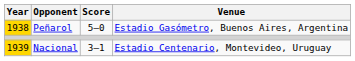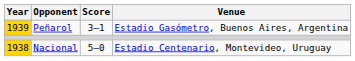(18, 27) 1938 -> (18, 27) 1939
(96, 27) 5–0 -> (96, 27) 3–1
(18, 47) 1939 -> (18, 47) 1938
(96, 47) 3–1 -> (96, 47) 5–0
